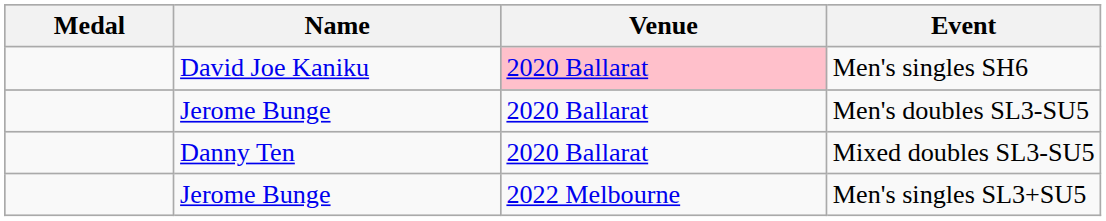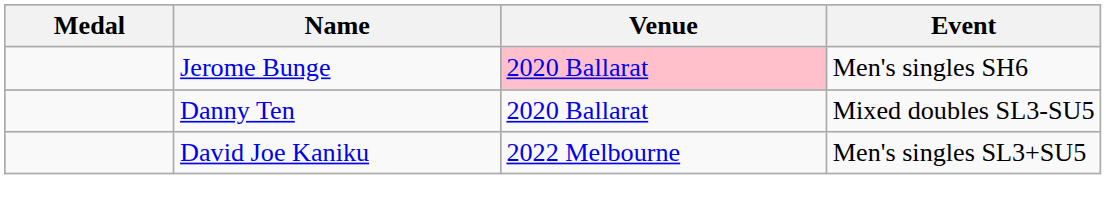(275, 67) David Joe Kaniku -> (255, 67) Jerome Bunge
- row: (961, 109)
(255, 193) Jerome Bunge -> (275, 151) David Joe Kaniku
